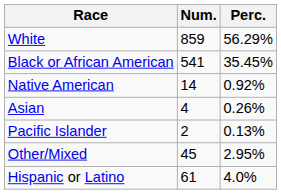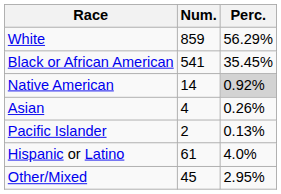(244, 85) no background -> (244, 85) lightgrey background
rows swapped: (47, 154) <-> (66, 177)
